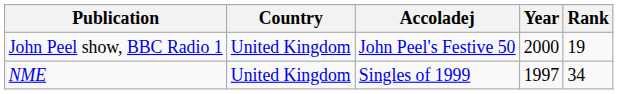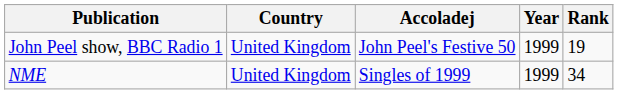(541, 46) 2000 -> (541, 46) 1999
(541, 74) 1997 -> (541, 74) 1999
